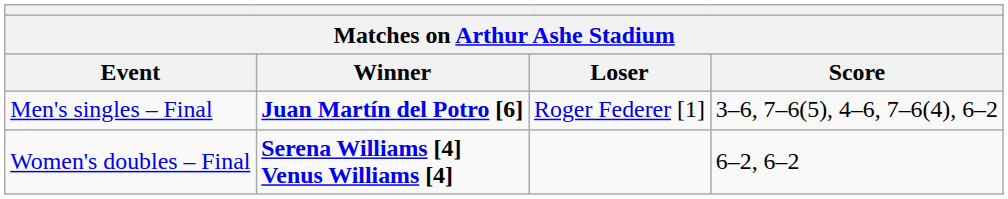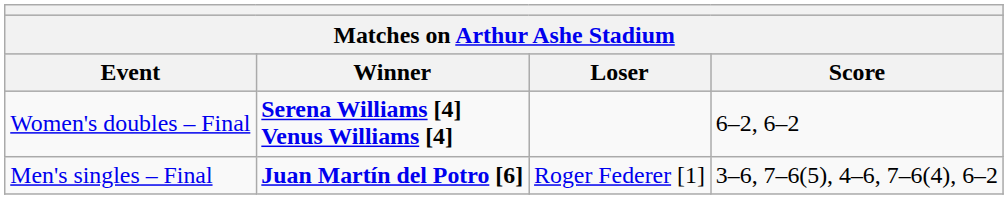rows swapped: (130, 161) <-> (111, 110)
